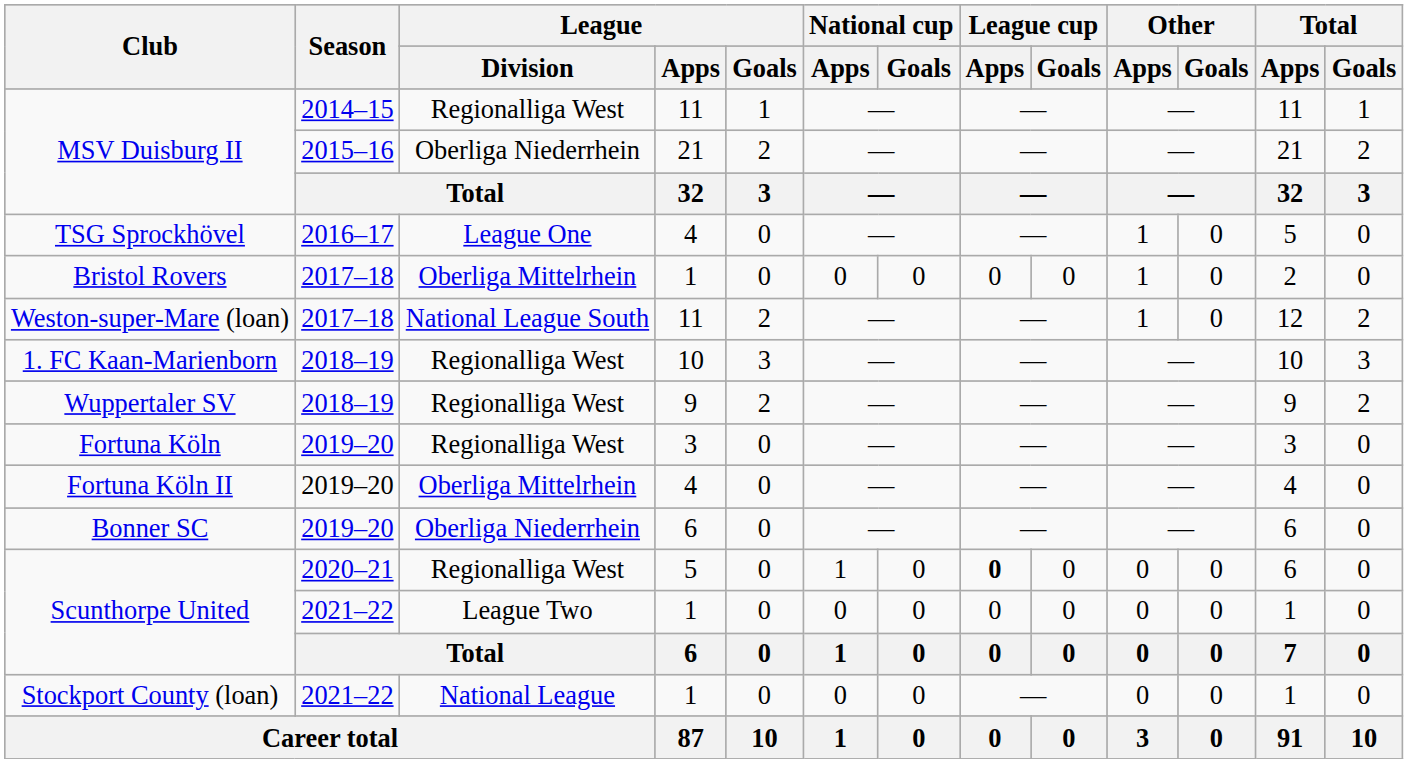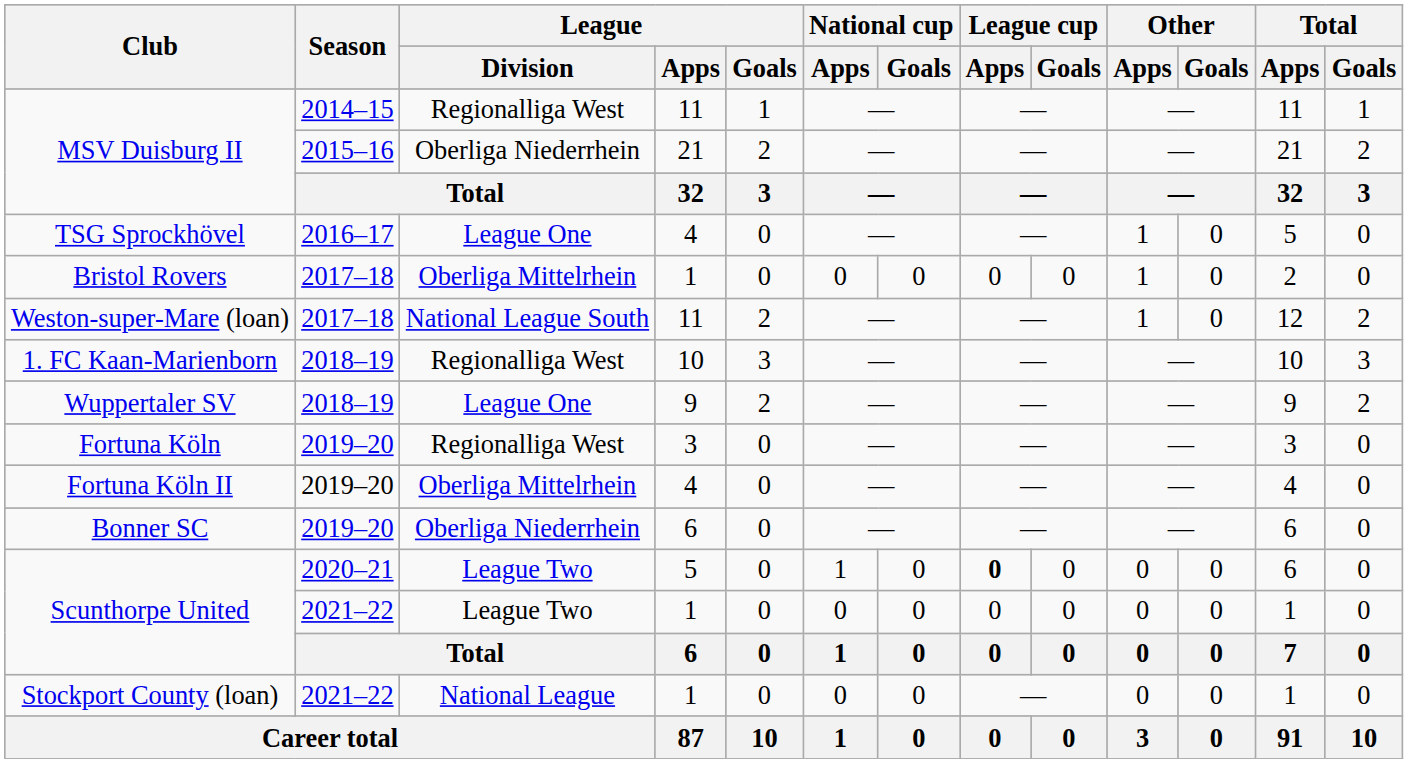(527, 402) Regionalliga West -> (527, 402) League One
(527, 569) Regionalliga West -> (527, 569) League Two
